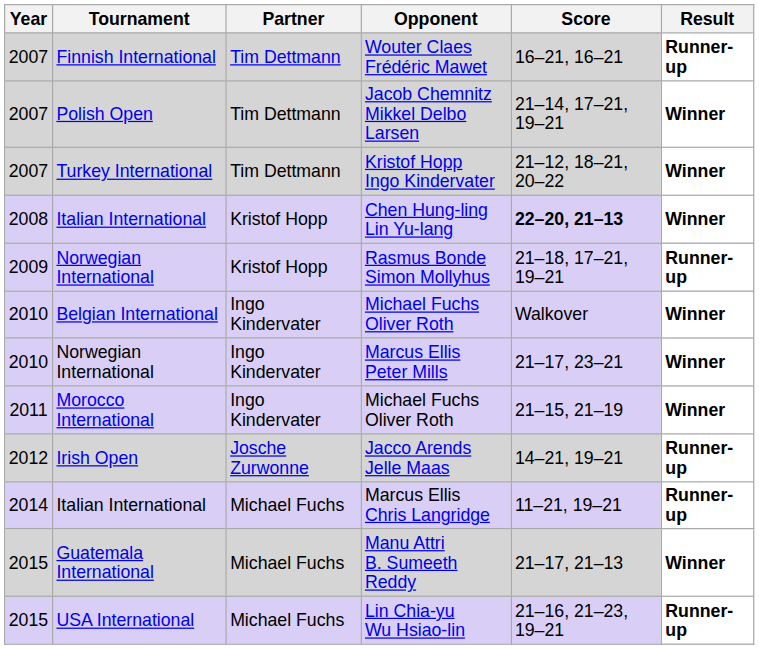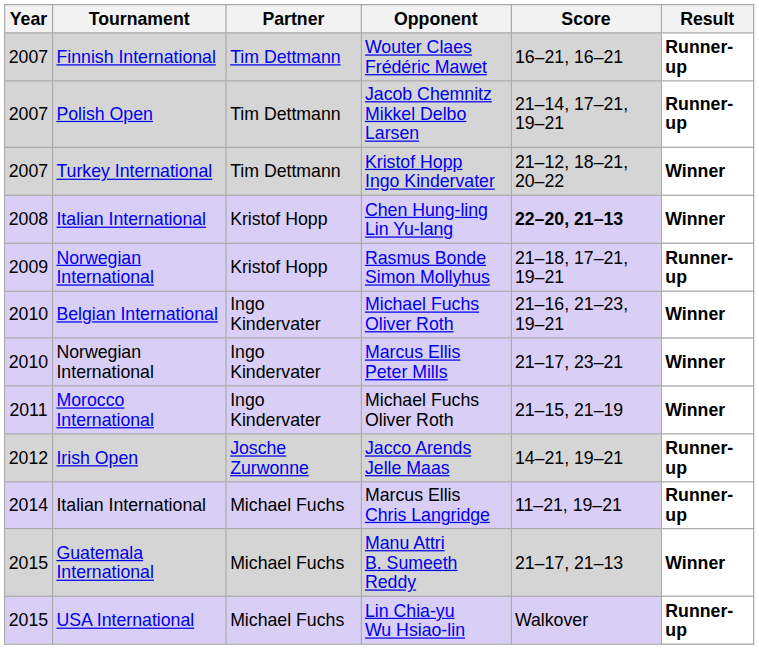(695, 114) Winner -> (699, 114) Runner-up
(551, 315) Walkover -> (572, 315) 21–16, 21–23, 19–21
(572, 620) 21–16, 21–23, 19–21 -> (551, 620) Walkover
